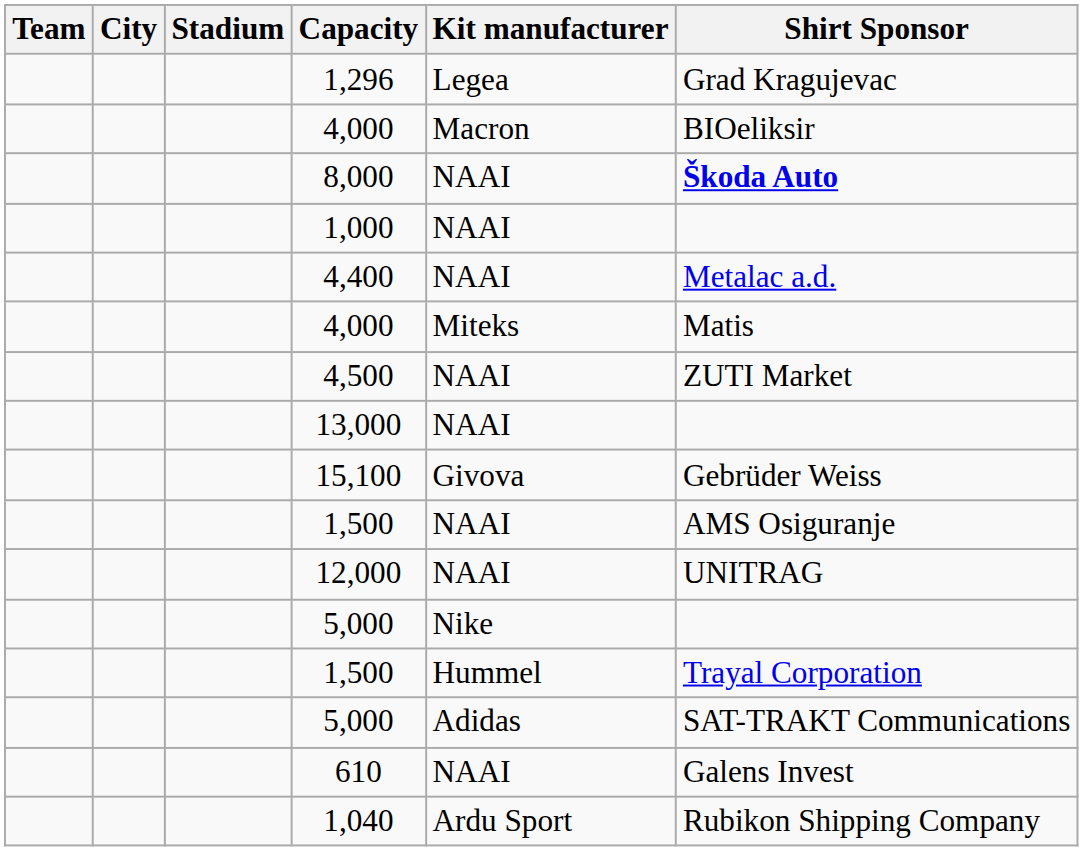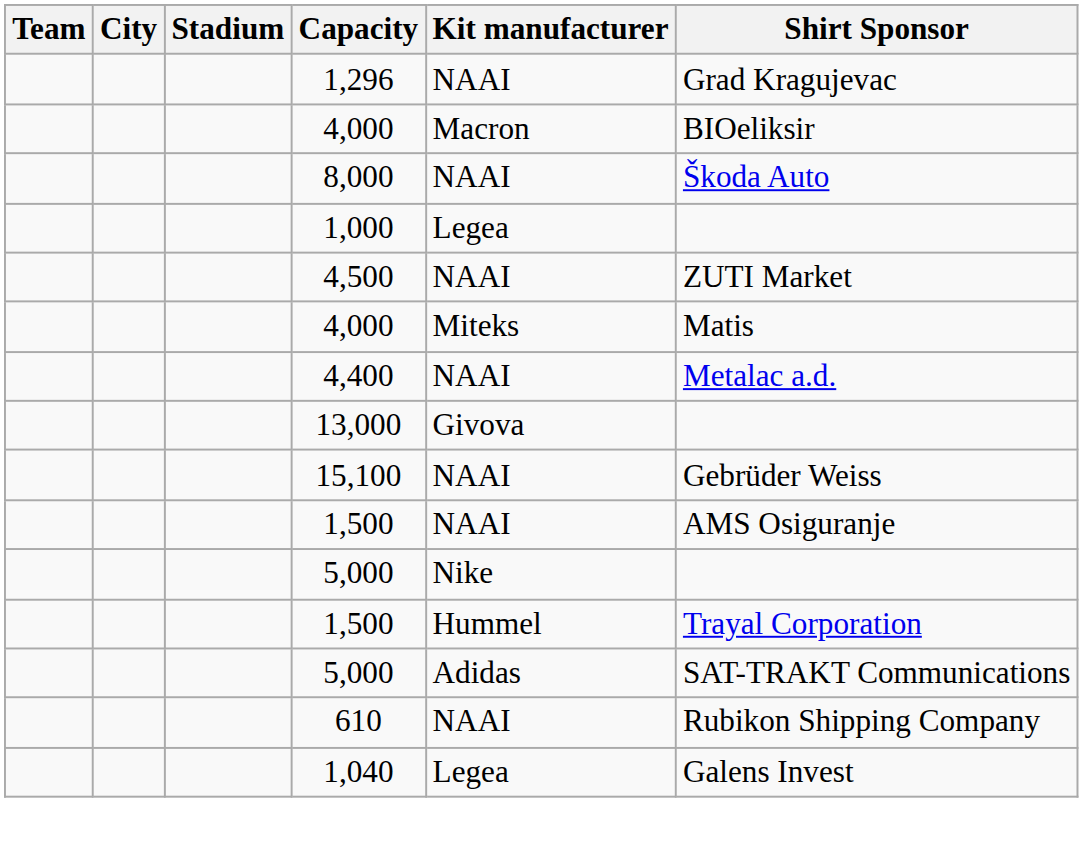(471, 78) Legea -> (472, 78) NAAI
(761, 177) bold -> (756, 177) normal
(472, 227) NAAI -> (471, 227) Legea
rows swapped: (49, 376) <-> (49, 277)
(472, 425) NAAI -> (479, 425) Givova
(479, 474) Givova -> (472, 474) NAAI
- row: (49, 574)
(768, 771) Galens Invest -> (861, 721) Rubikon Shipping Company
(502, 820) Ardu Sport -> (471, 771) Legea
(861, 820) Rubikon Shipping Company -> (768, 771) Galens Invest
